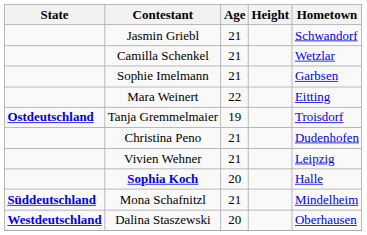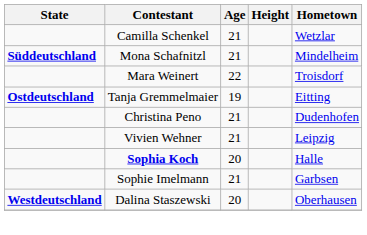- row: (163, 35)
rows swapped: (163, 76) <-> (163, 199)
(313, 96) Eitting -> (319, 76) Troisdorf
(319, 117) Troisdorf -> (313, 96) Eitting
